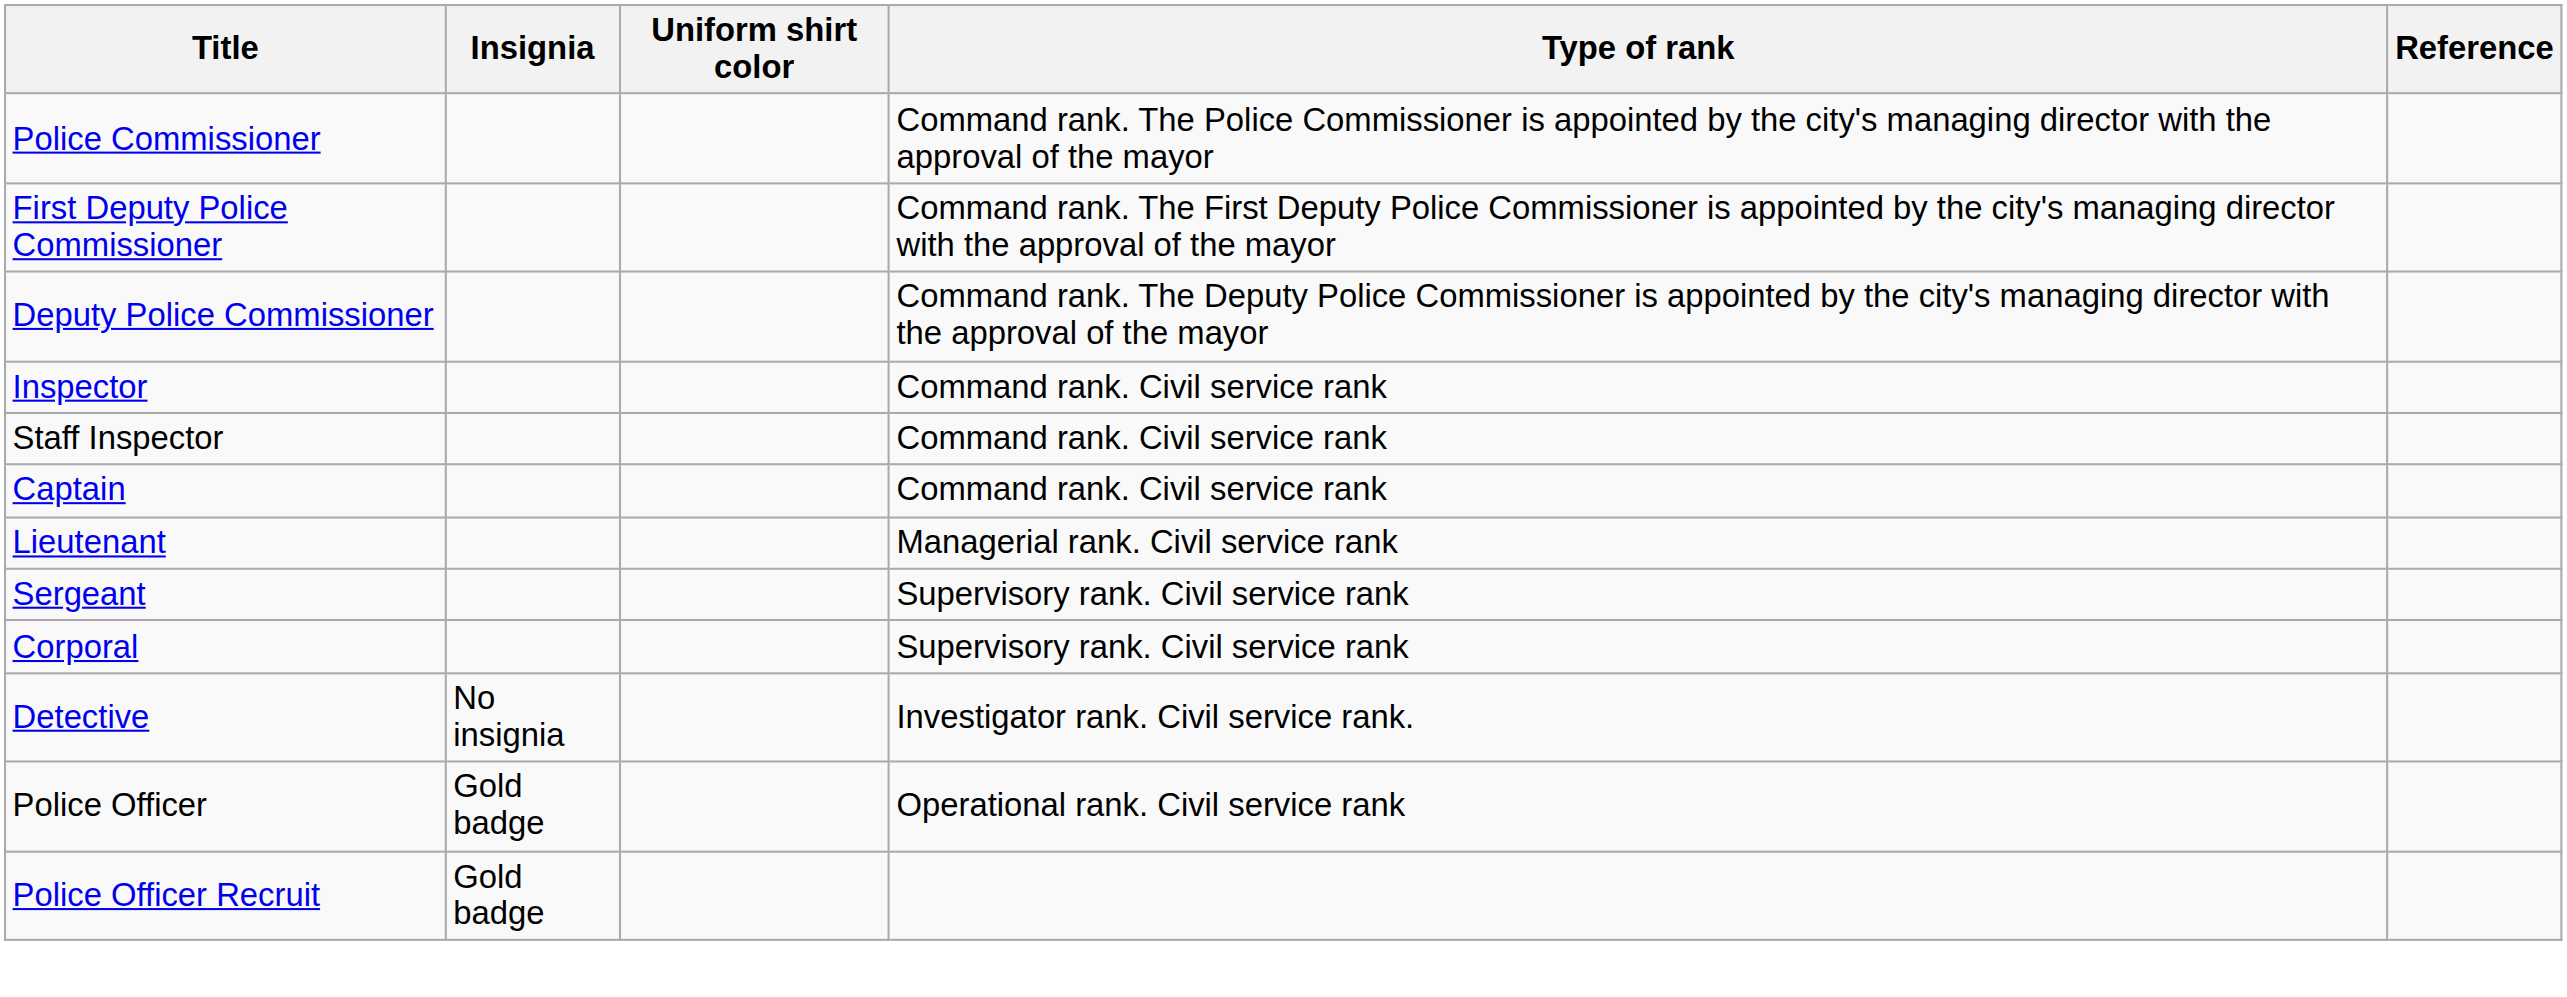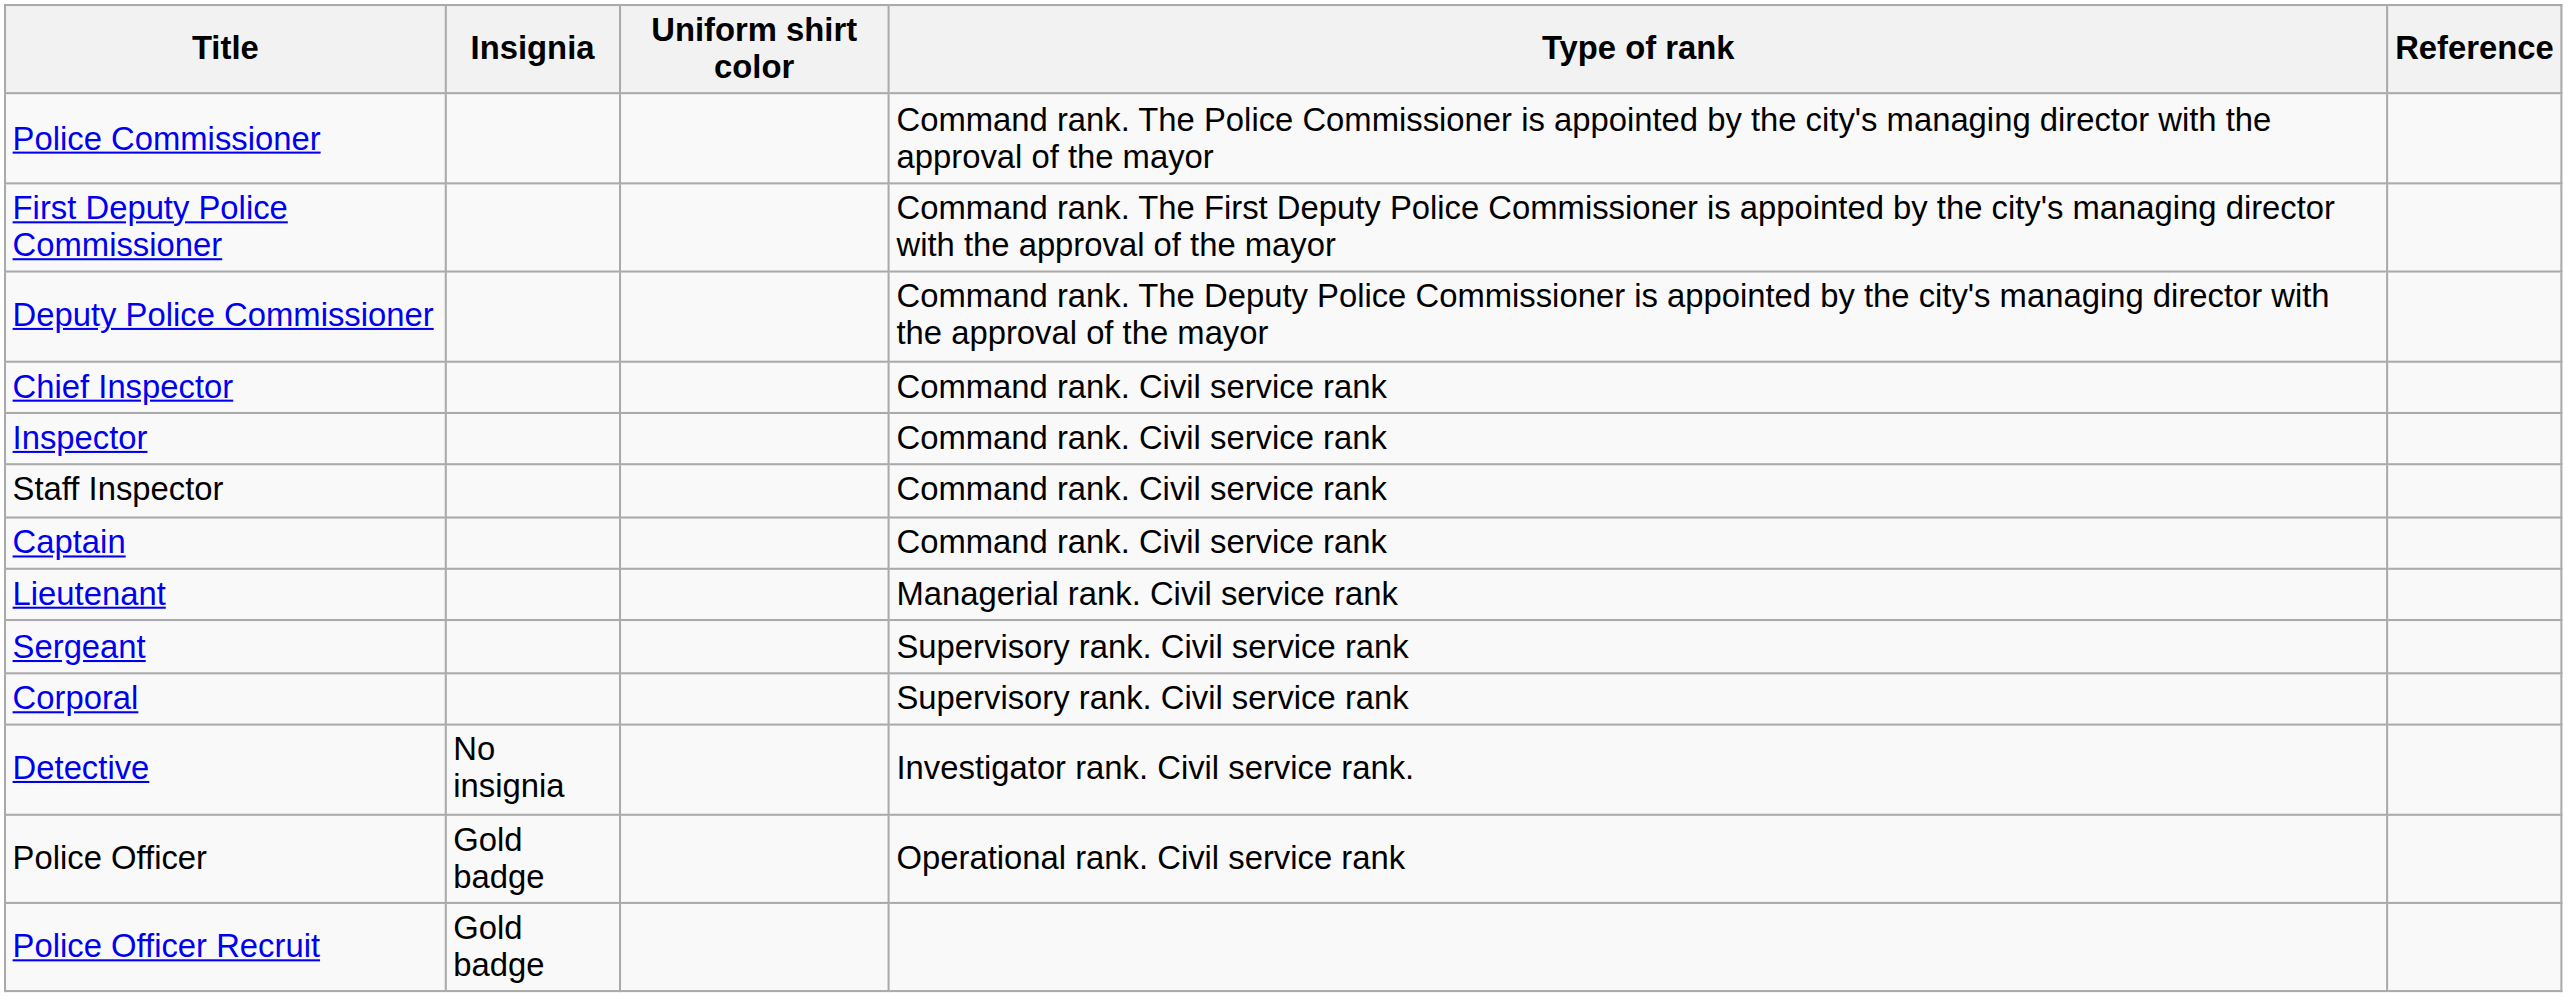+ row: (123, 386)
